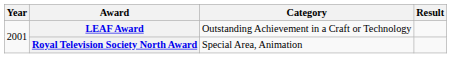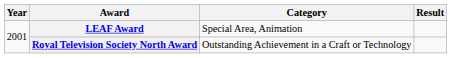(307, 28) Outstanding Achievement in a Craft or Technology -> (252, 28) Special Area, Animation
(252, 45) Special Area, Animation -> (307, 45) Outstanding Achievement in a Craft or Technology
